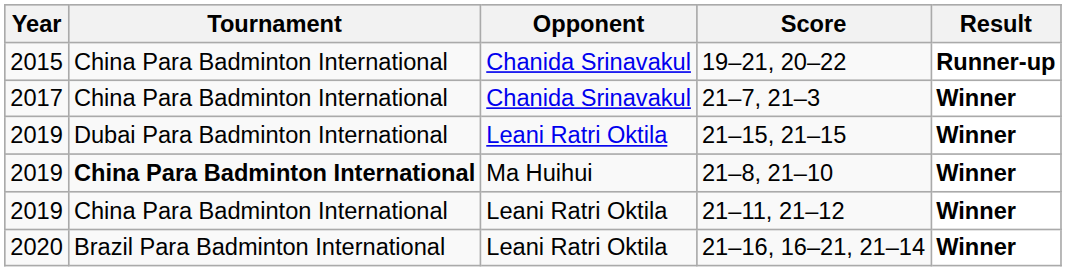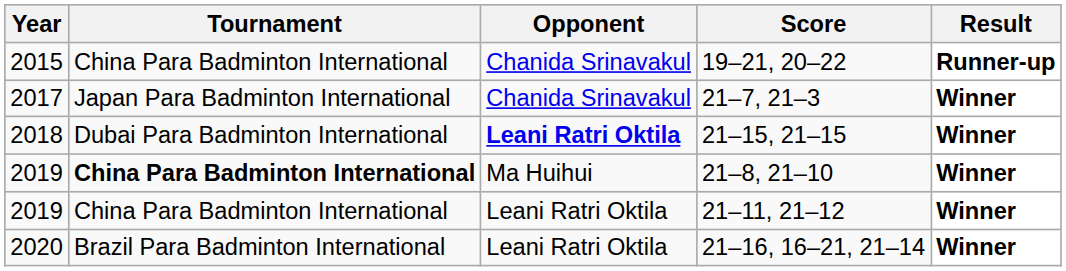(261, 98) China Para Badminton International -> (262, 98) Japan Para Badminton International
(37, 136) 2019 -> (37, 136) 2018
(577, 136) normal -> (583, 136) bold
